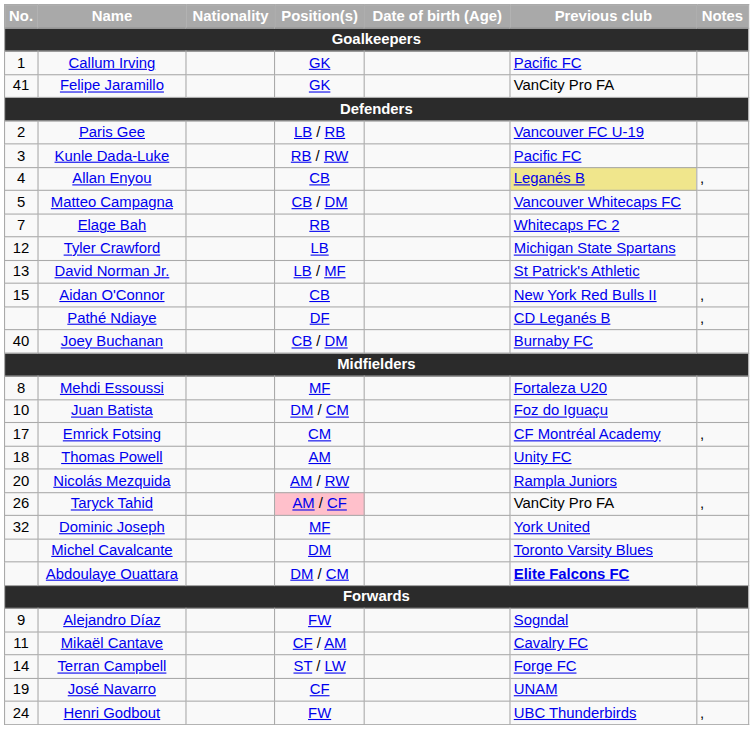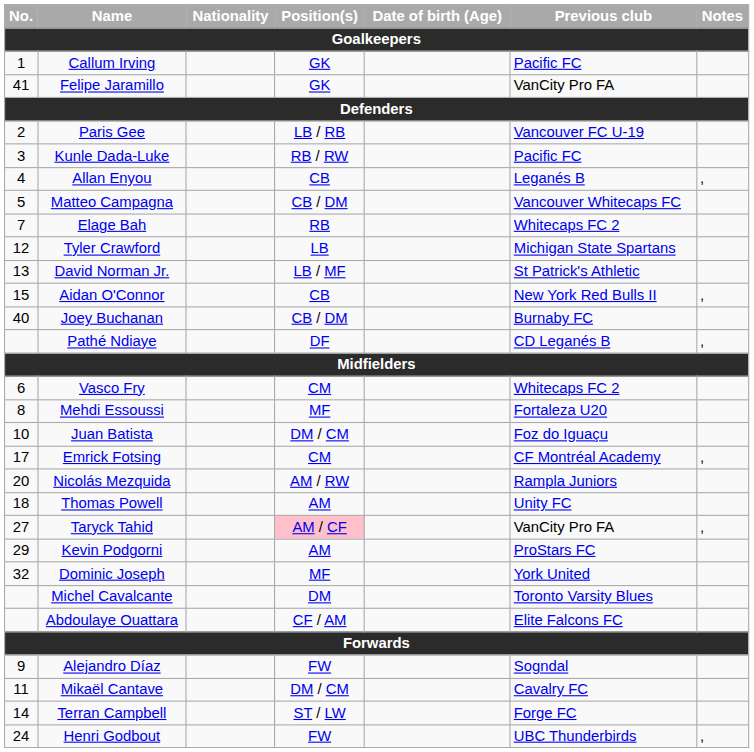(549, 178) khaki background -> (549, 178) no background
rows swapped: (112, 341) <-> (112, 318)
+ row: (112, 387)
rows swapped: (112, 457) <-> (112, 480)
(21, 504) 26 -> (21, 527) 27
+ row: (112, 550)
(320, 573) DM / CM -> (320, 620) CF / AM
(572, 573) bold -> (568, 620) normal
(320, 643) CF / AM -> (320, 689) DM / CM
- row: (112, 689)
